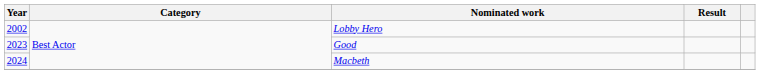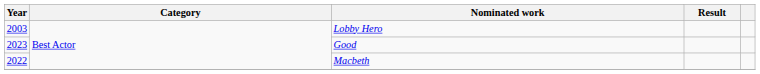(17, 28) 2002 -> (17, 28) 2003
(17, 61) 2024 -> (17, 61) 2022
